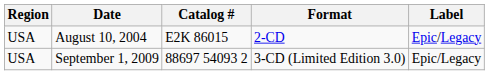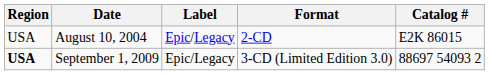columns swapped: (446, 15) <-> (206, 15)
(21, 59) normal -> (21, 59) bold
